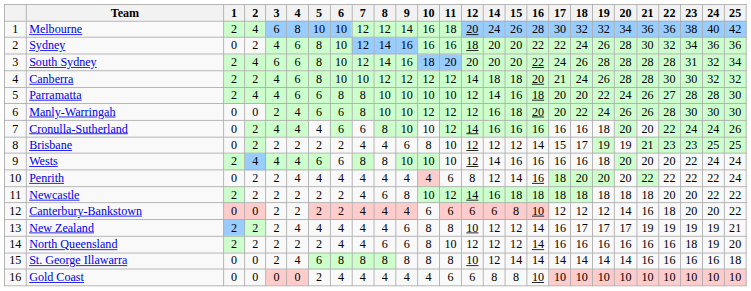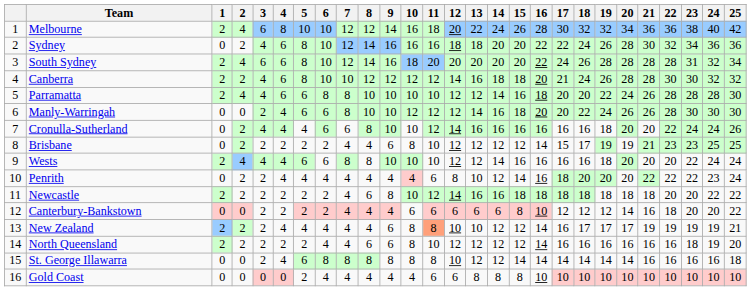+ column: (477, 13)
(669, 95) 27 -> (670, 95) 28
(713, 178) 22 -> (714, 178) 23
(450, 228) no background -> (434, 228) lightsalmon background
